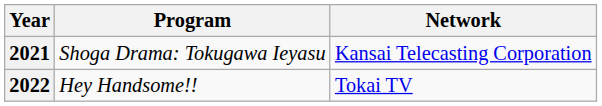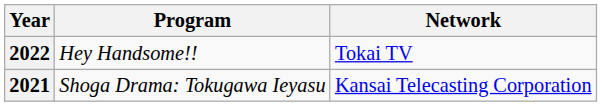rows swapped: (30, 52) <-> (30, 85)
